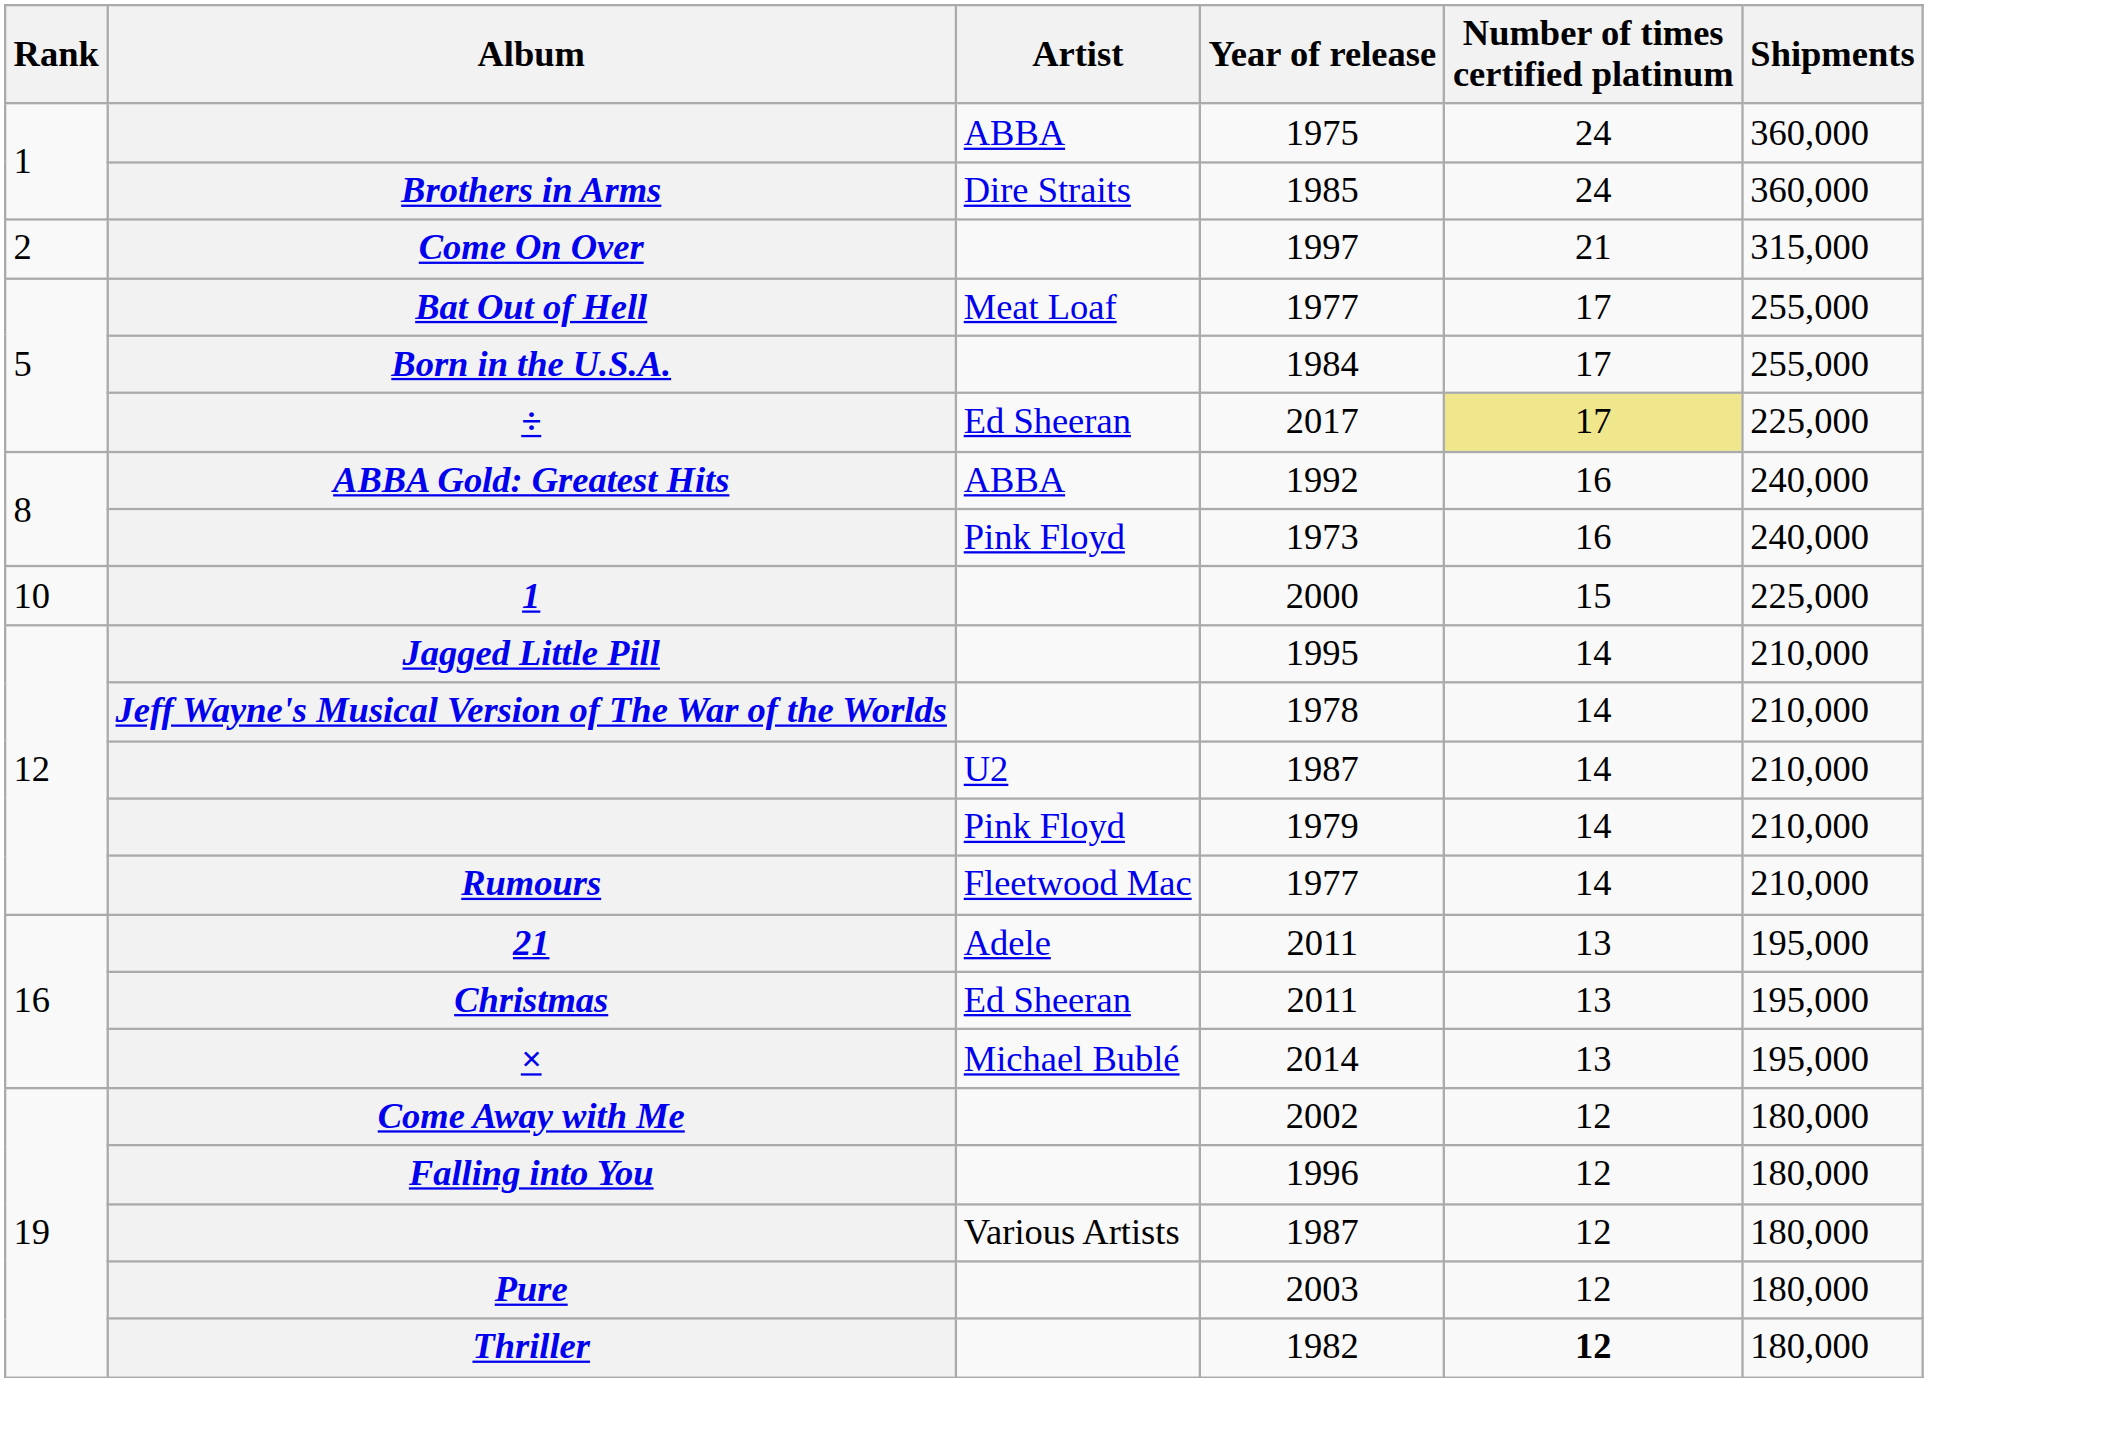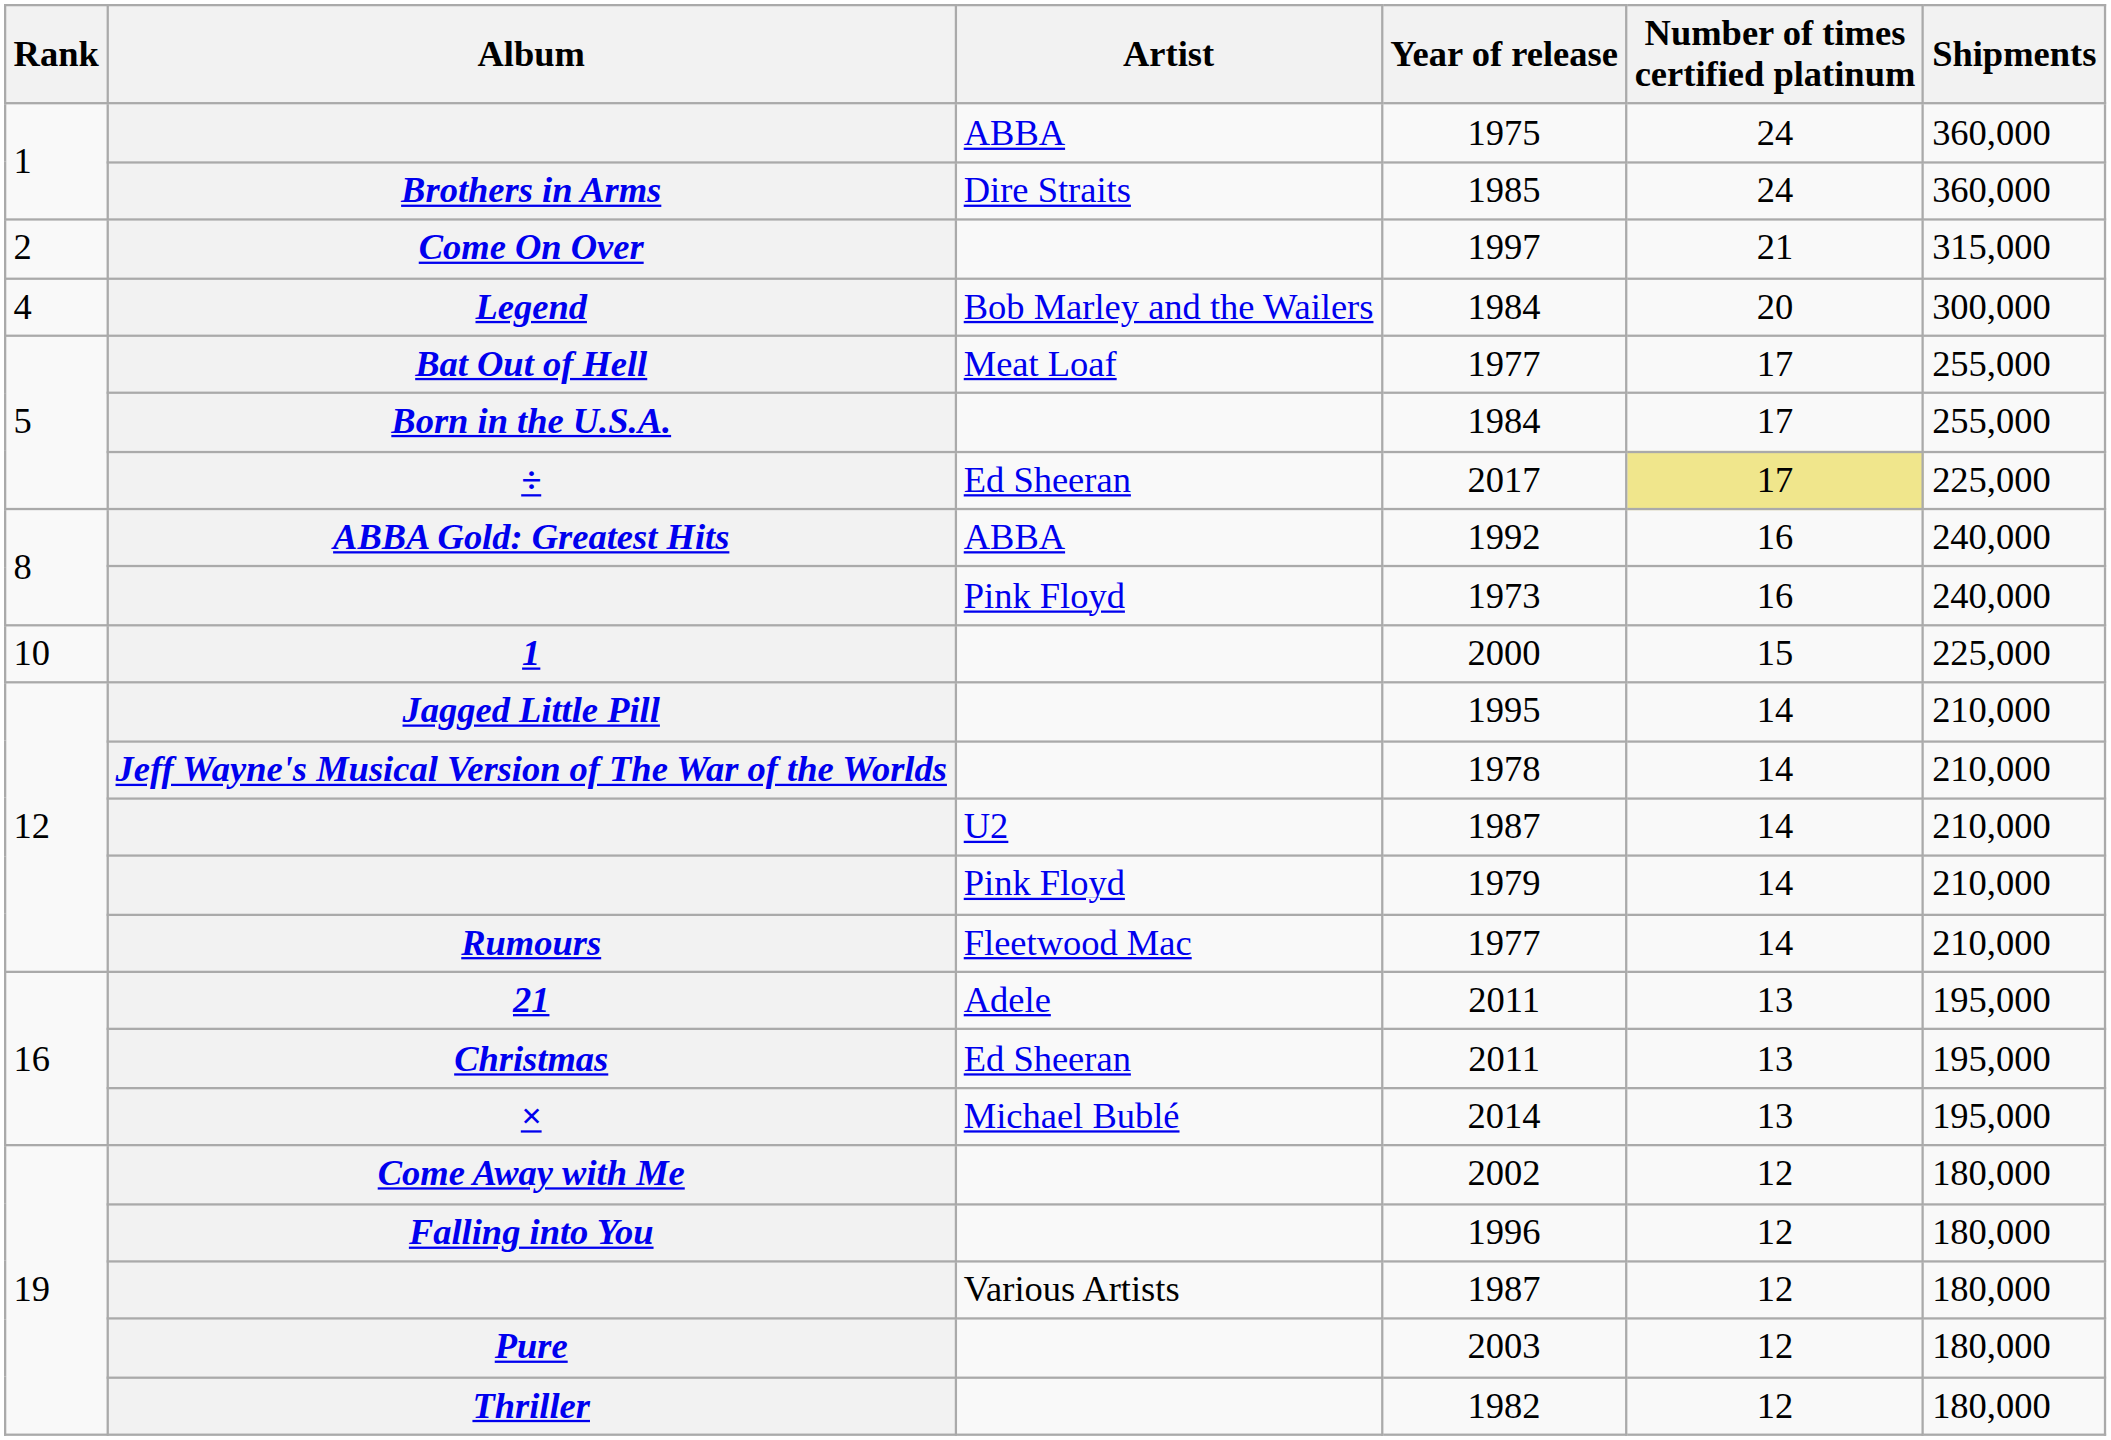+ row: (531, 305)
(1593, 1347) bold -> (1775, 1405) normal
